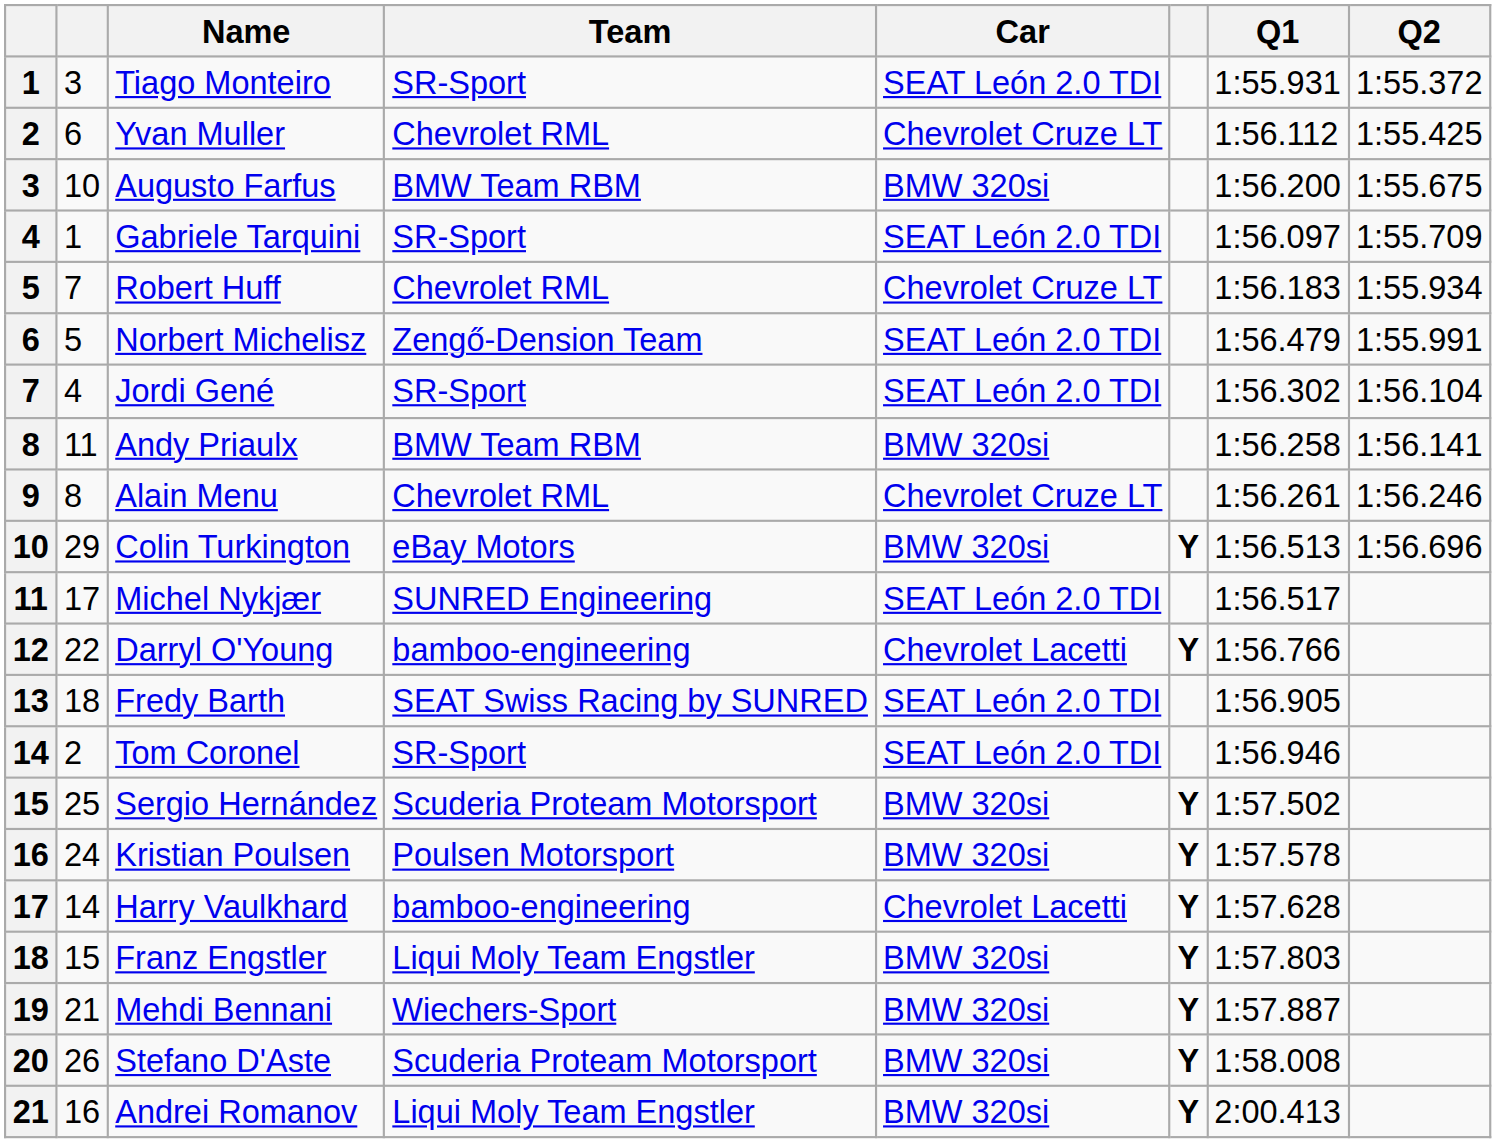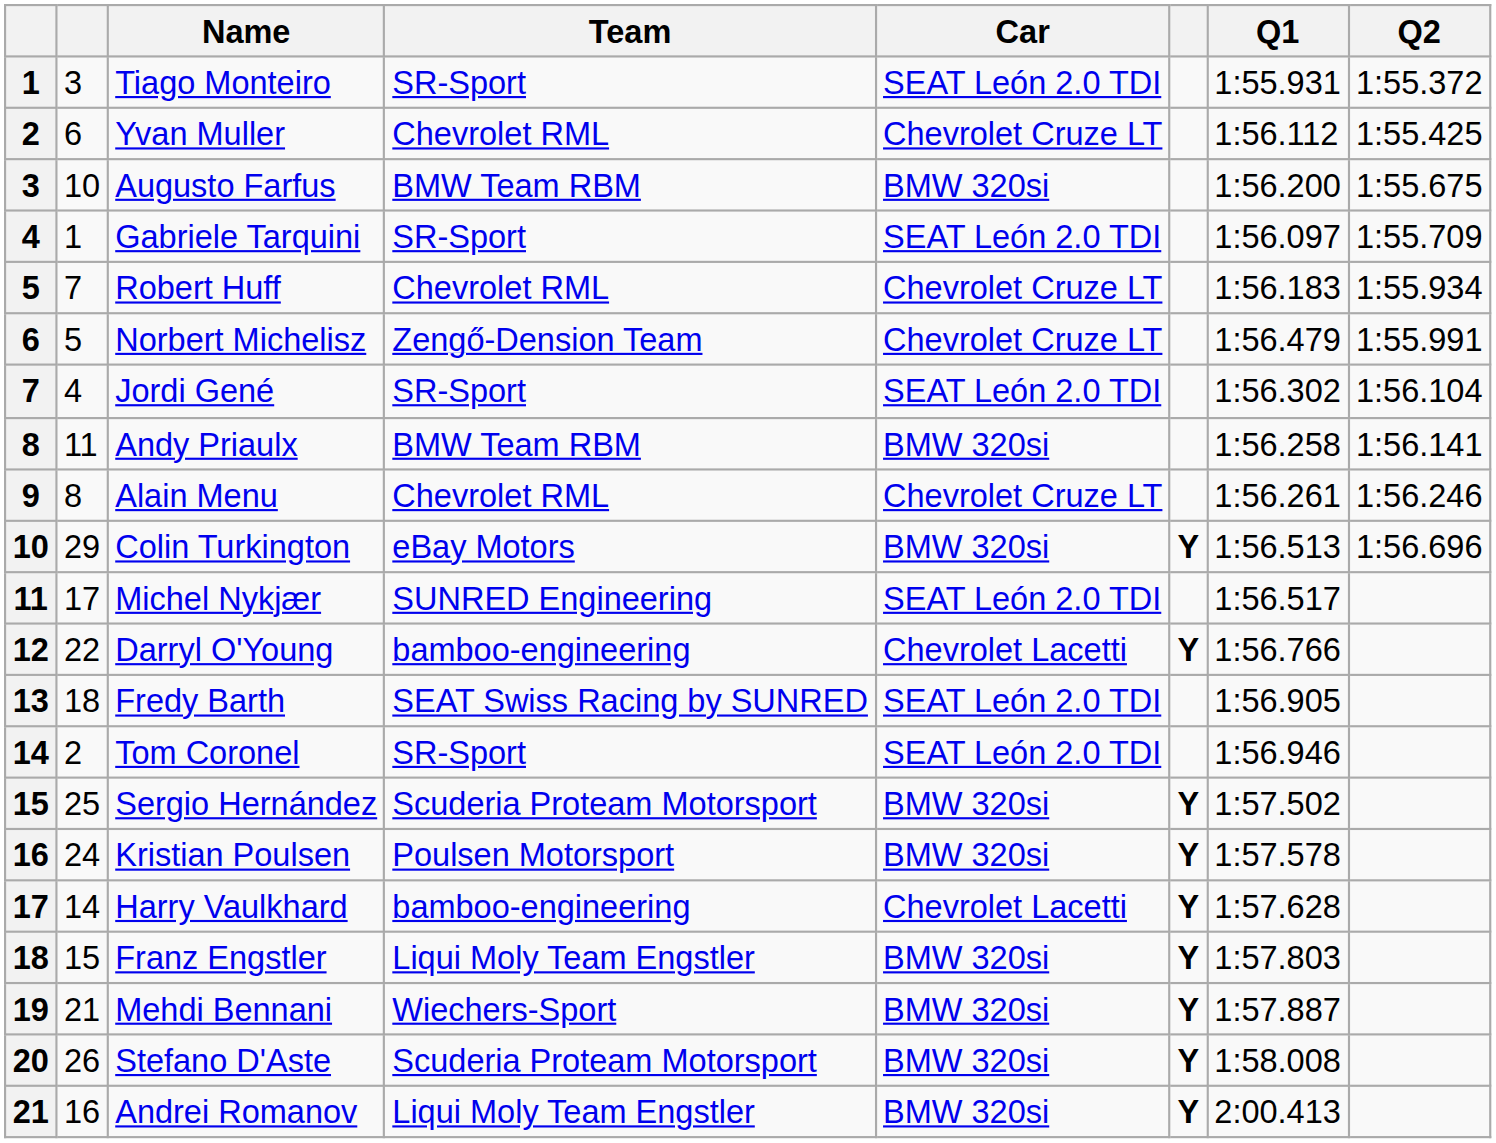(1022, 340) SEAT León 2.0 TDI -> (1023, 340) Chevrolet Cruze LT
